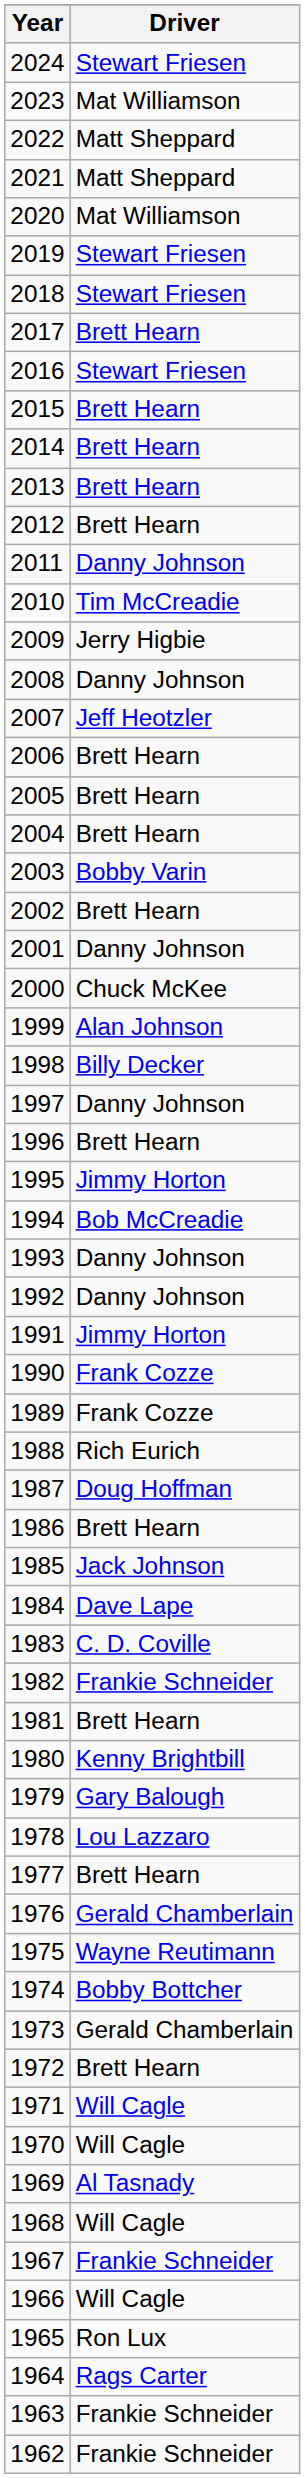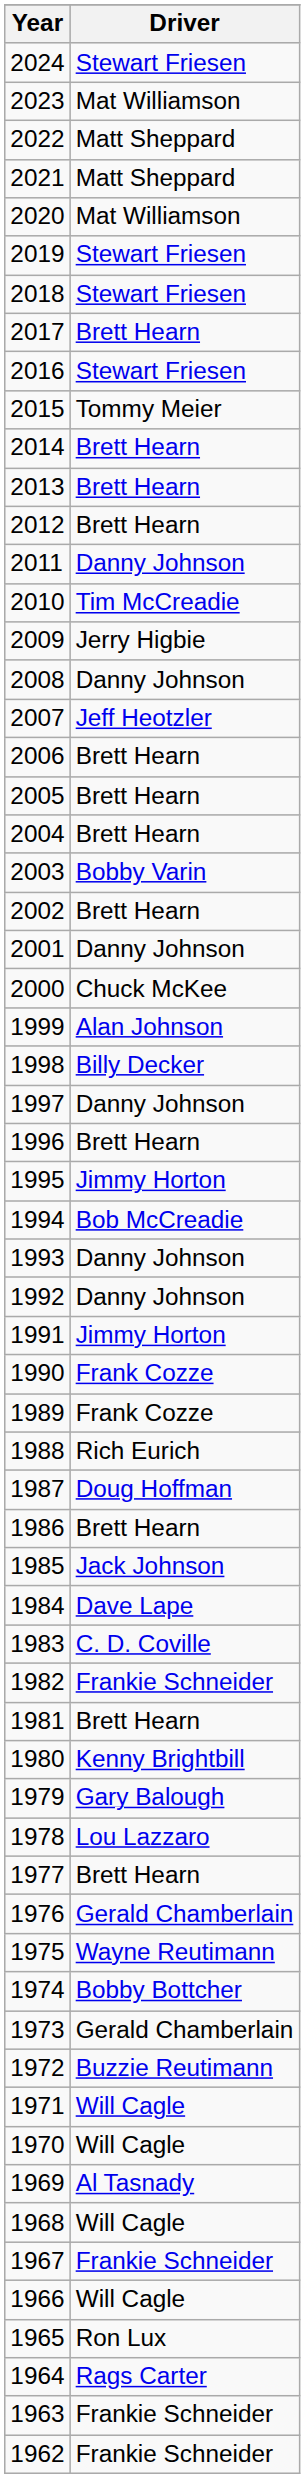(138, 409) Brett Hearn -> (149, 409) Tommy Meier
(138, 2067) Brett Hearn -> (174, 2067) Buzzie Reutimann
